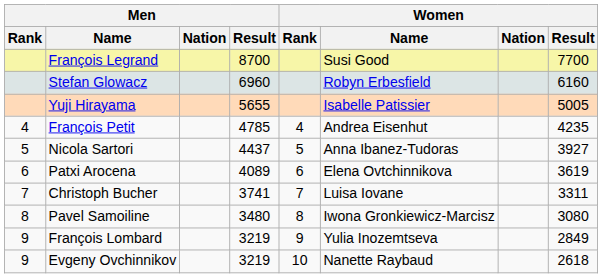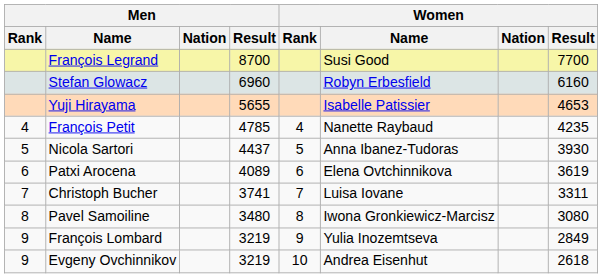(573, 104) 5005 -> (573, 104) 4653
(375, 127) Andrea Eisenhut -> (378, 127) Nanette Raybaud
(573, 149) 3927 -> (573, 149) 3930
(378, 261) Nanette Raybaud -> (375, 261) Andrea Eisenhut
